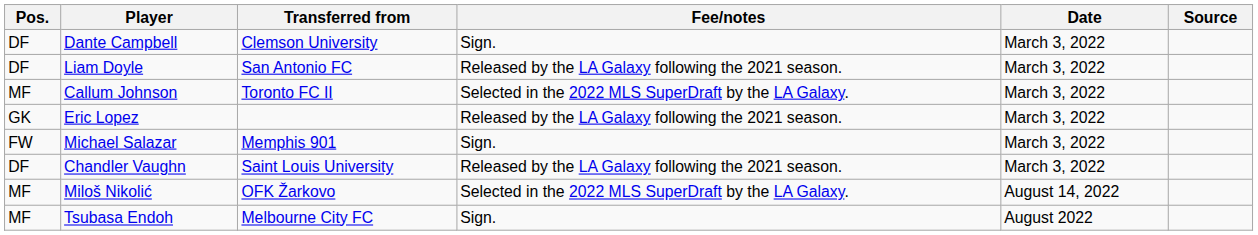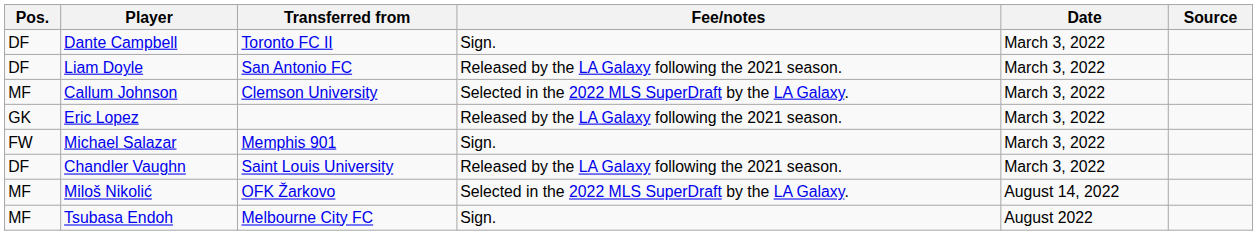(309, 42) Clemson University -> (287, 42) Toronto FC II
(287, 92) Toronto FC II -> (309, 92) Clemson University
